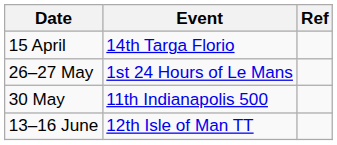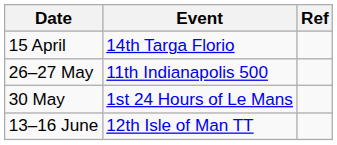(200, 72) 1st 24 Hours of Le Mans -> (187, 72) 11th Indianapolis 500
(187, 99) 11th Indianapolis 500 -> (200, 99) 1st 24 Hours of Le Mans
